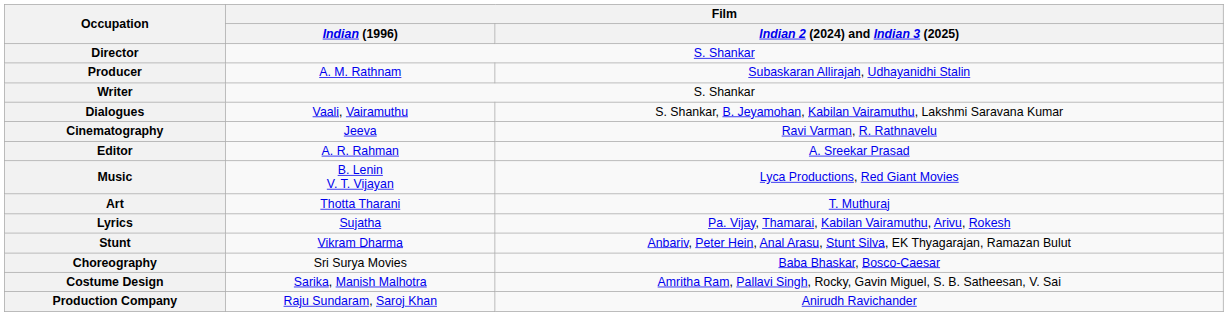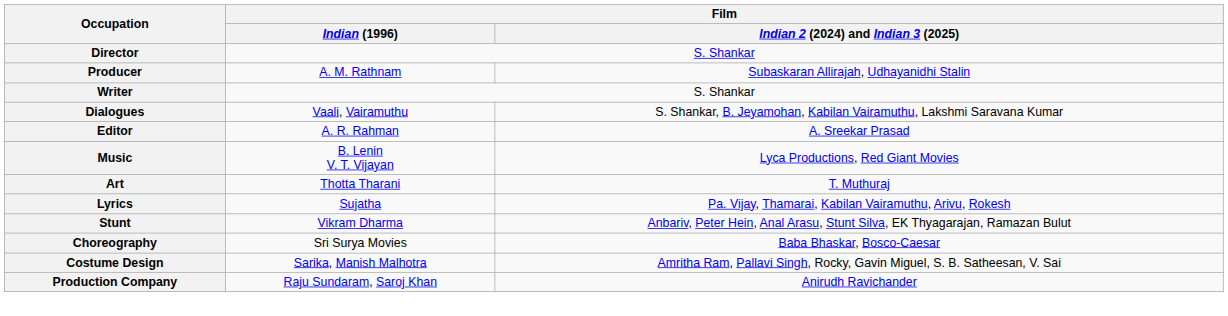- row: (115, 131)
